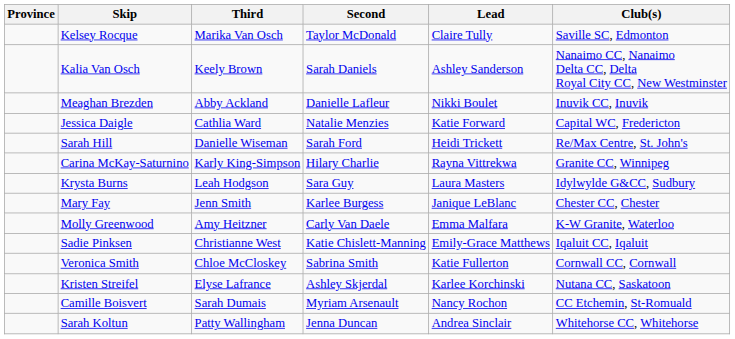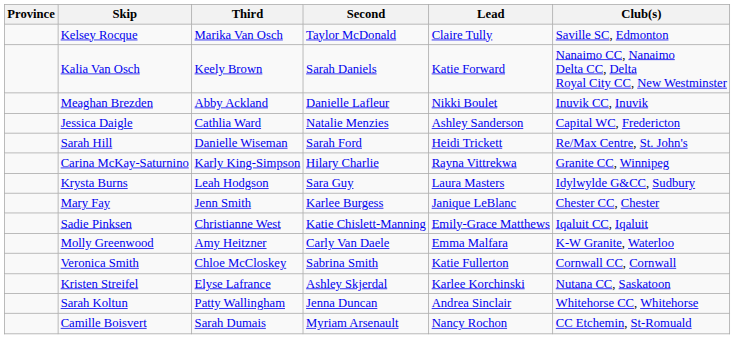(477, 68) Ashley Sanderson -> (468, 68) Katie Forward
(468, 123) Katie Forward -> (477, 123) Ashley Sanderson
rows swapped: (96, 243) <-> (107, 223)
rows swapped: (104, 303) <-> (94, 323)
